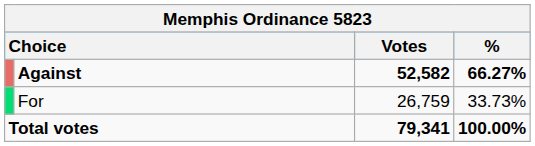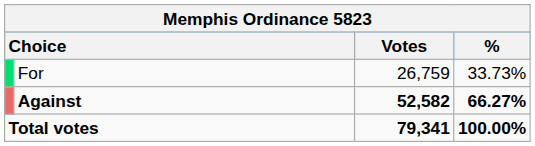rows swapped: (50, 73) <-> (31, 101)
